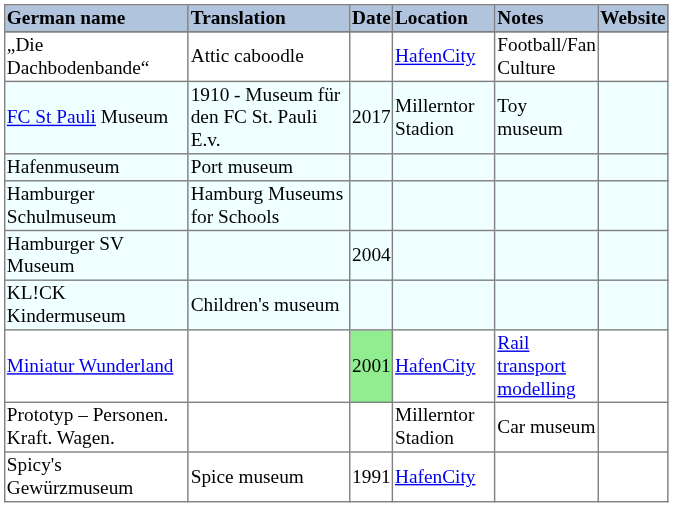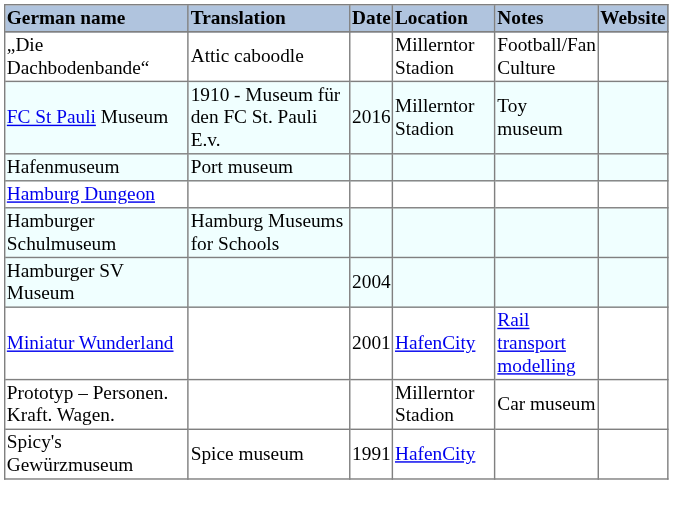(435, 56) HafenCity -> (435, 56) Millerntor Stadion
(371, 117) 2017 -> (371, 117) 2016
+ row: (81, 194)
- row: (66, 304)
(371, 365) lightgreen background -> (371, 343) no background
